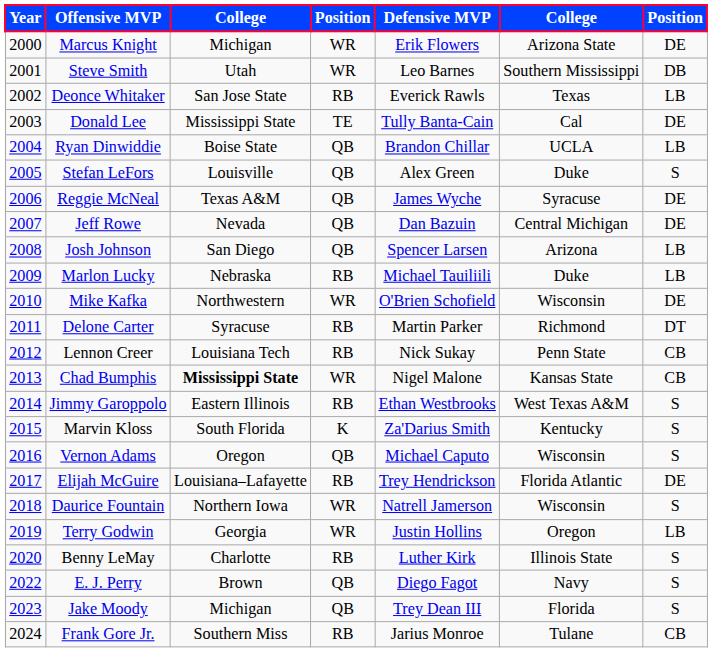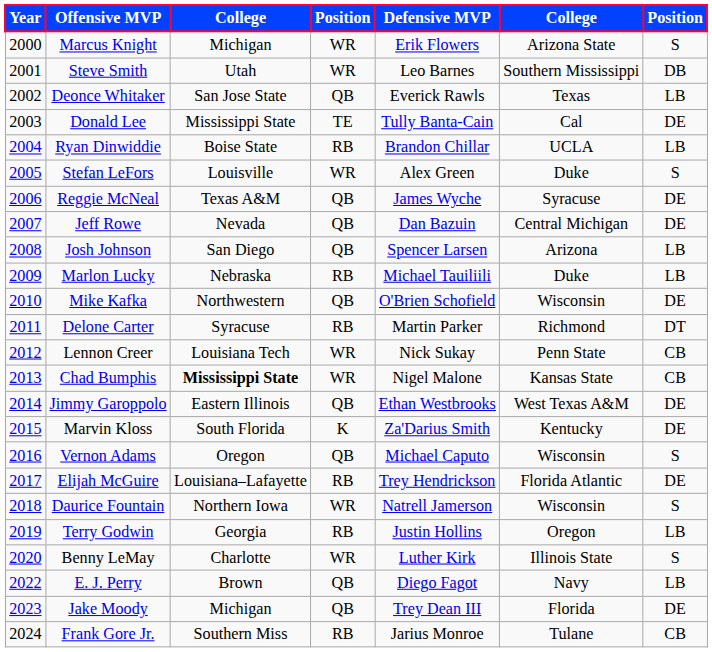(675, 44) DE -> (675, 44) S
(343, 96) RB -> (343, 96) QB
(343, 147) QB -> (343, 147) RB
(343, 173) QB -> (343, 173) WR
(343, 301) WR -> (343, 301) QB
(343, 352) RB -> (343, 352) WR
(343, 403) RB -> (343, 403) QB
(675, 403) S -> (675, 403) DE
(675, 429) S -> (675, 429) DE
(343, 531) WR -> (343, 531) RB
(343, 557) RB -> (343, 557) WR
(675, 583) S -> (675, 583) LB
(675, 608) S -> (675, 608) DE
